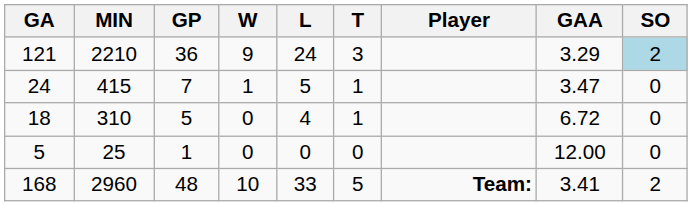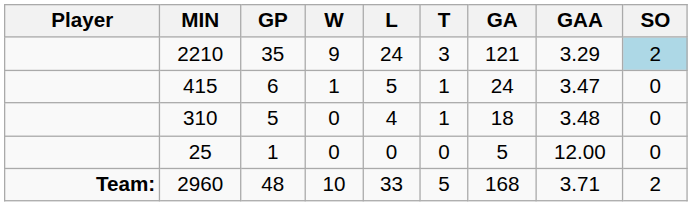columns swapped: (459, 20) <-> (39, 20)
(187, 53) 36 -> (273, 53) 35
(187, 86) 7 -> (273, 86) 6
(580, 119) 6.72 -> (580, 119) 3.48
(580, 184) 3.41 -> (580, 184) 3.71
